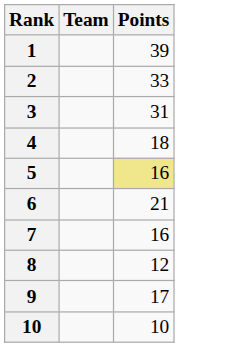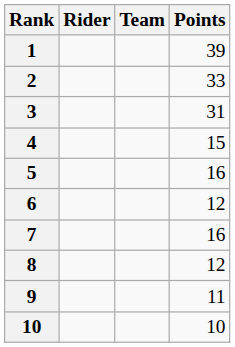+ column: (87, 19)
(160, 142) 18 -> (216, 142) 15
(160, 173) khaki background -> (216, 173) no background
(160, 204) 21 -> (216, 204) 12
(160, 296) 17 -> (216, 296) 11
